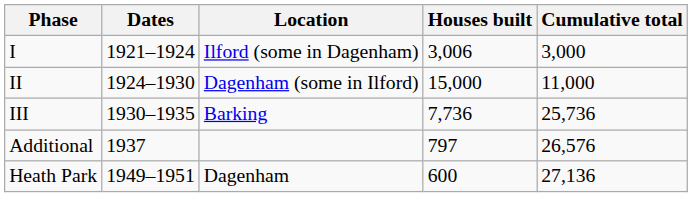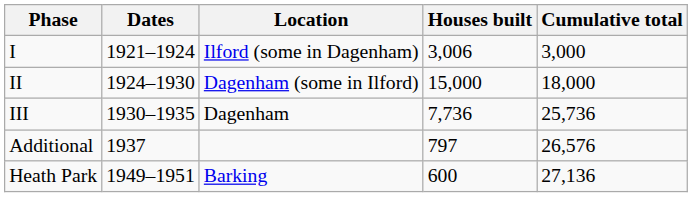(568, 82) 11,000 -> (568, 82) 18,000
(236, 113) Barking -> (246, 113) Dagenham
(246, 176) Dagenham -> (236, 176) Barking
